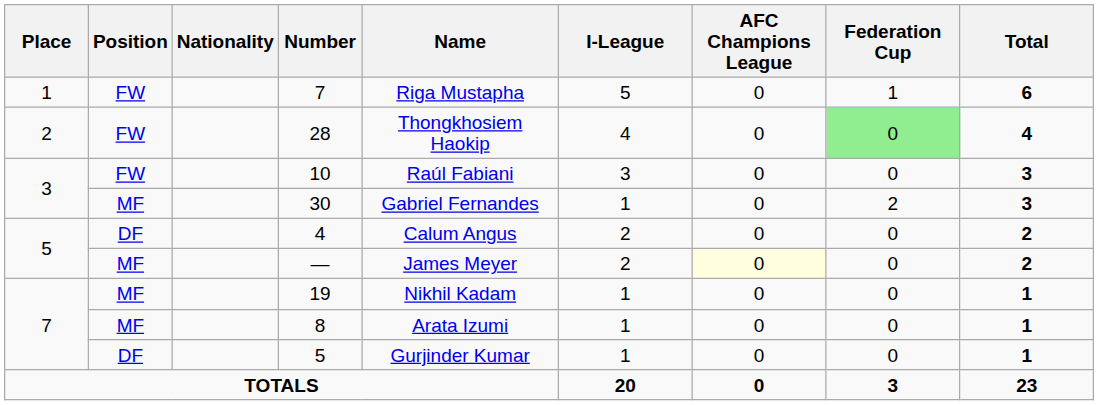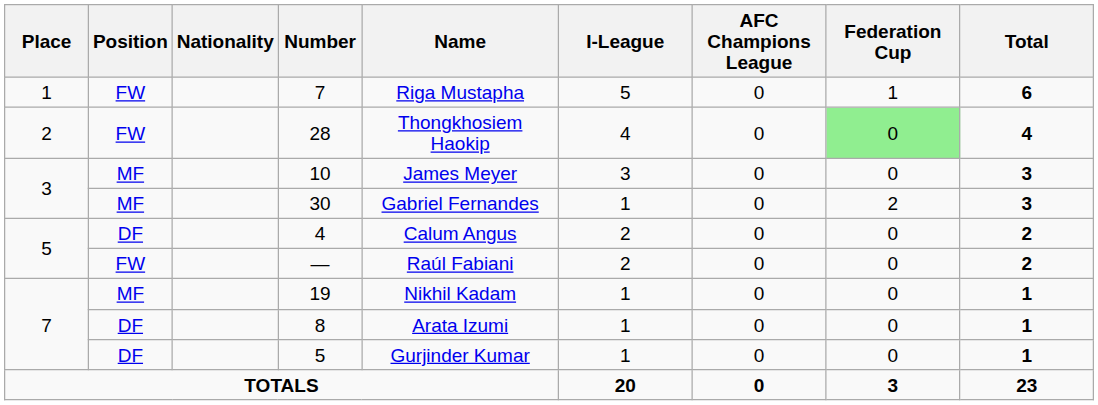(130, 174) FW -> (130, 174) MF
(460, 174) Raúl Fabiani -> (460, 174) James Meyer
(130, 264) MF -> (130, 264) FW
(460, 264) James Meyer -> (460, 264) Raúl Fabiani
(759, 264) lightyellow background -> (759, 264) no background
(130, 324) MF -> (130, 324) DF
